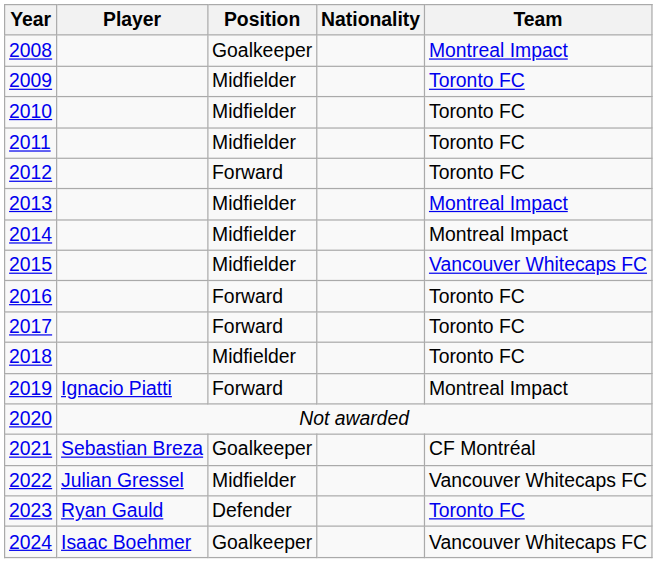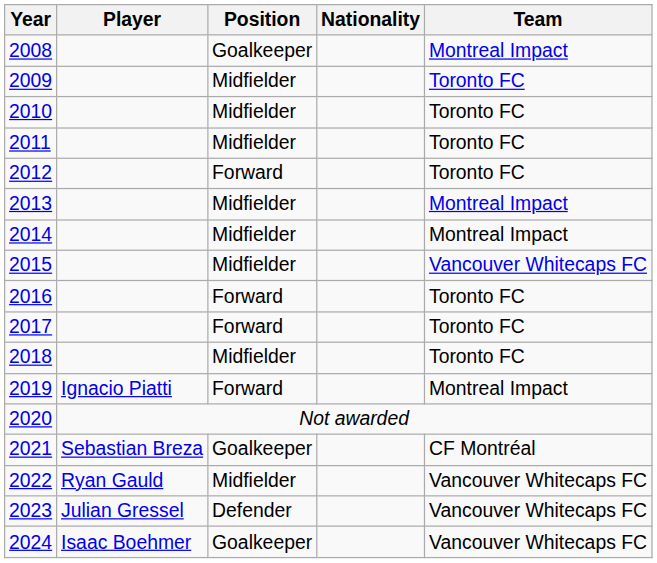(122, 480) Julian Gressel -> (112, 480) Ryan Gauld
(112, 511) Ryan Gauld -> (122, 511) Julian Gressel
(477, 511) Toronto FC -> (538, 511) Vancouver Whitecaps FC
